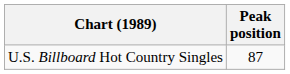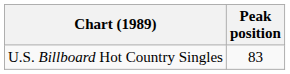(255, 57) 87 -> (255, 57) 83
